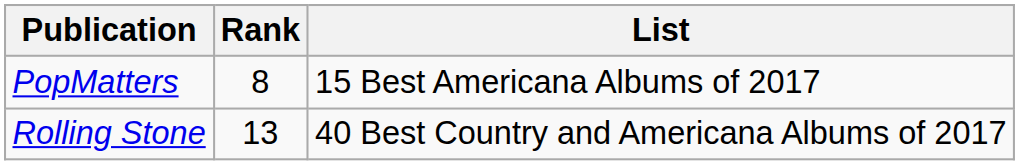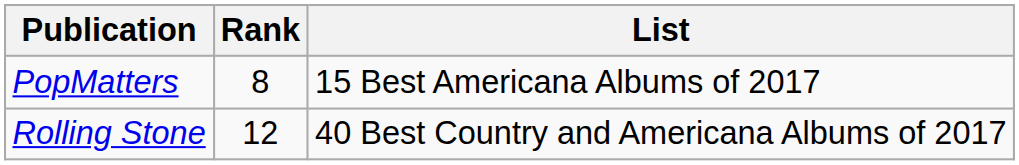(260, 133) 13 -> (260, 133) 12
